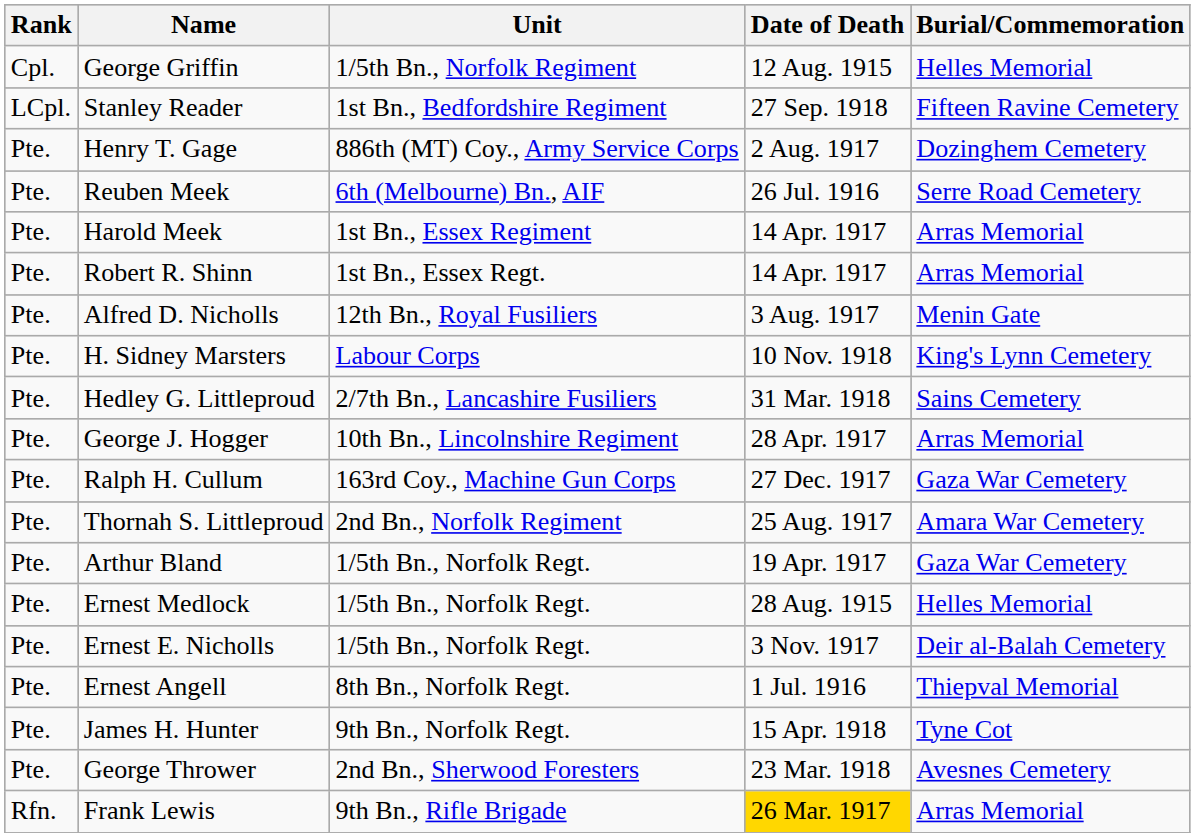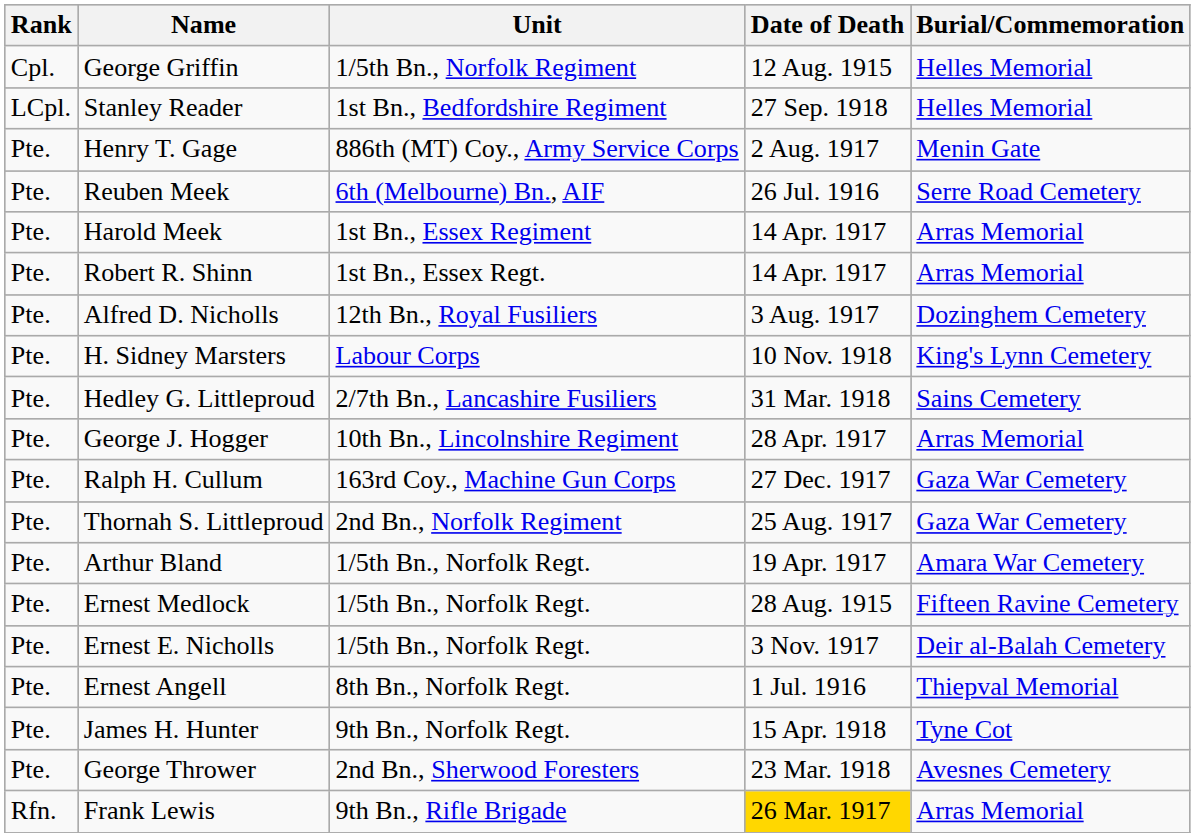(1047, 107) Fifteen Ravine Cemetery -> (1004, 107) Helles Memorial
(1031, 149) Dozinghem Cemetery -> (978, 149) Menin Gate
(978, 314) Menin Gate -> (1031, 314) Dozinghem Cemetery
(1030, 521) Amara War Cemetery -> (1022, 521) Gaza War Cemetery
(1022, 562) Gaza War Cemetery -> (1030, 562) Amara War Cemetery
(1004, 604) Helles Memorial -> (1047, 604) Fifteen Ravine Cemetery
